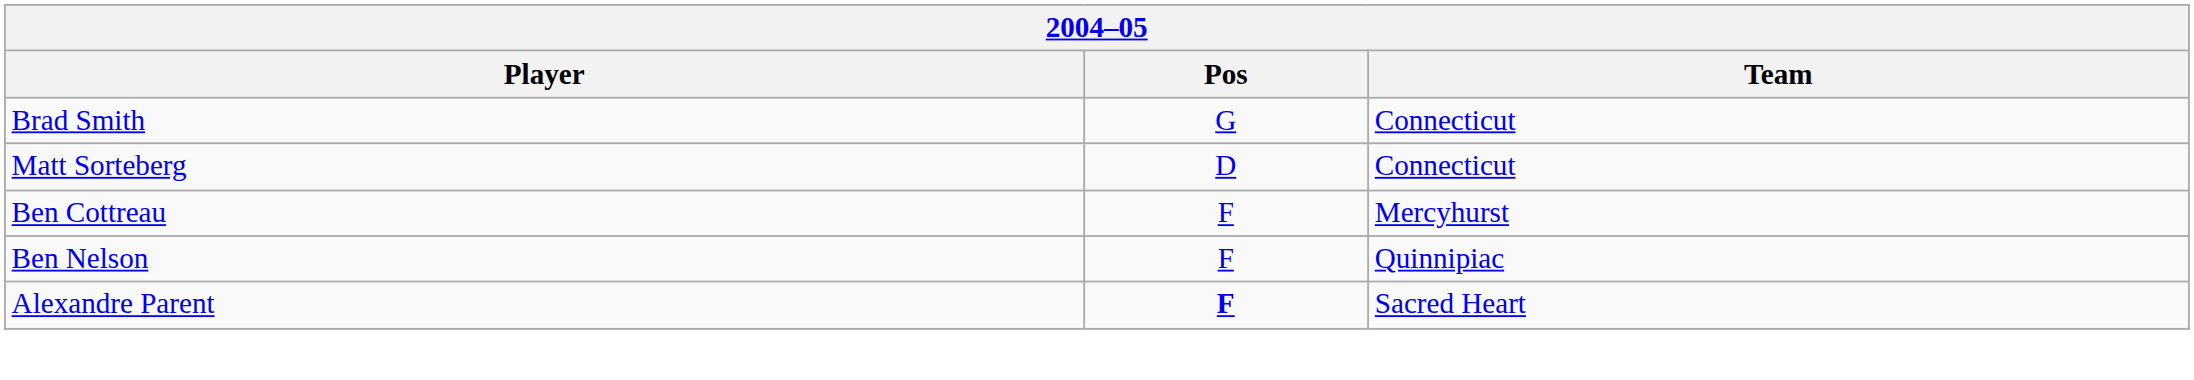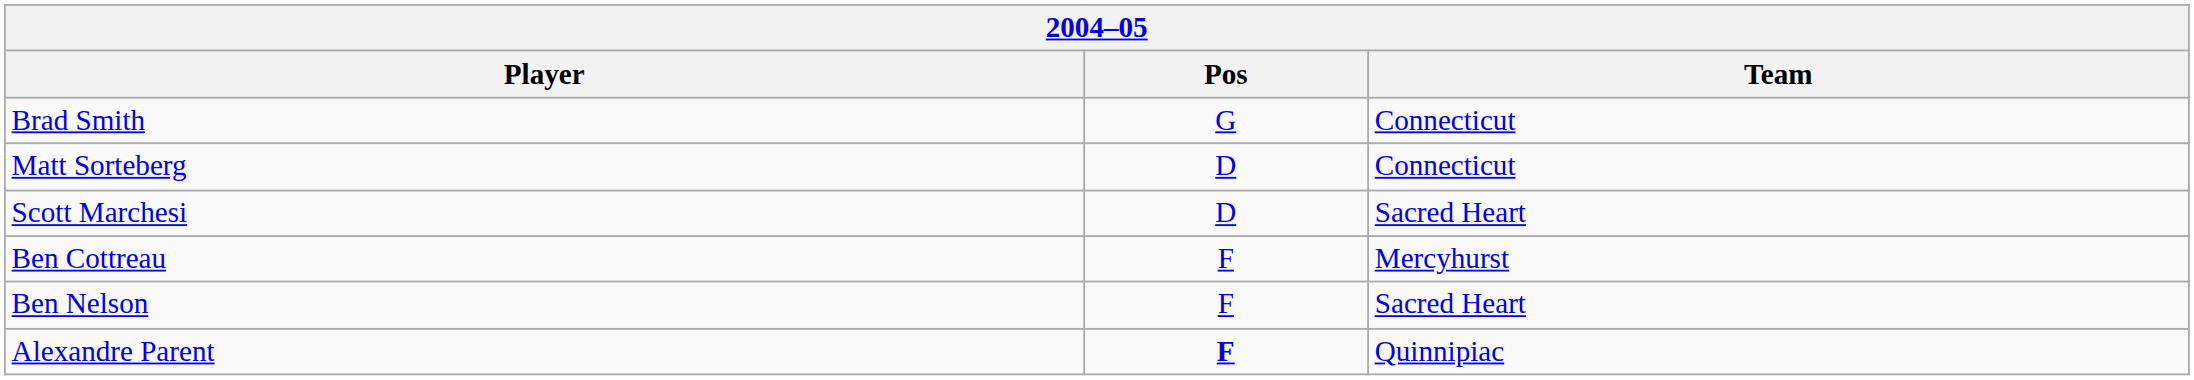+ row: (99, 212)
(1439, 258) Quinnipiac -> (1450, 304) Sacred Heart
(1450, 304) Sacred Heart -> (1439, 350) Quinnipiac
